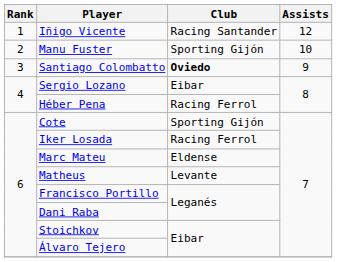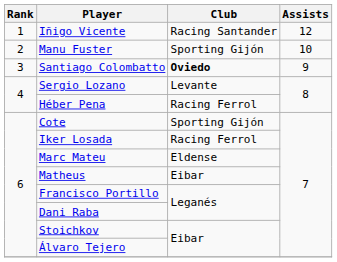(187, 85) Eibar -> (194, 85) Levante
(194, 176) Levante -> (187, 176) Eibar
